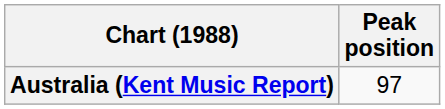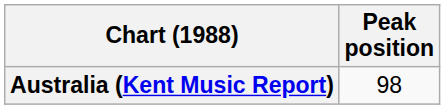(389, 85) 97 -> (389, 85) 98
